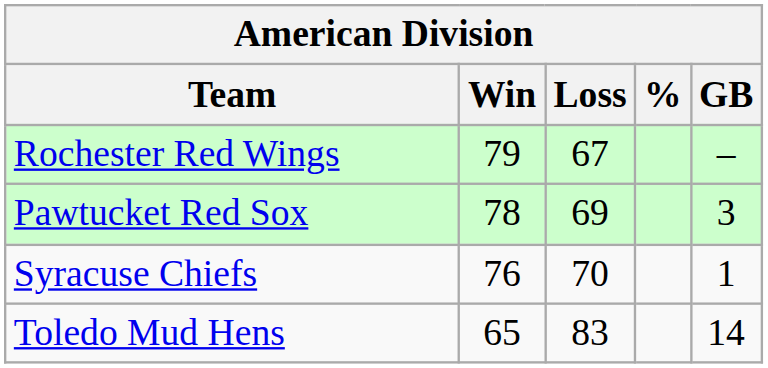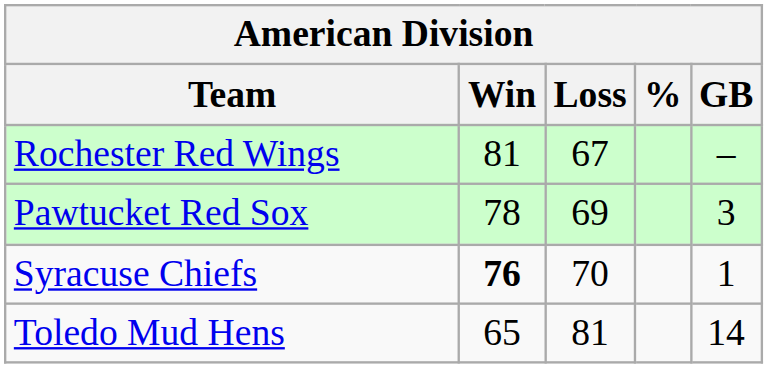(502, 153) 79 -> (502, 153) 81
(502, 272) normal -> (502, 272) bold
(590, 332) 83 -> (590, 332) 81
